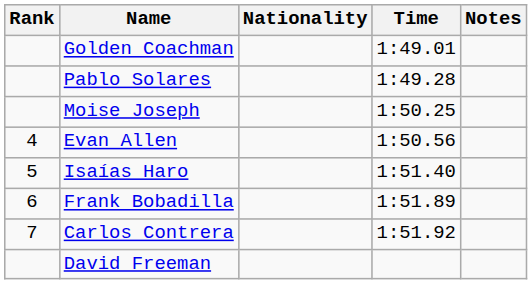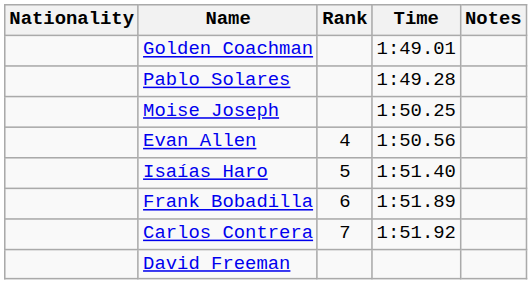columns swapped: (32, 20) <-> (305, 20)
